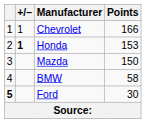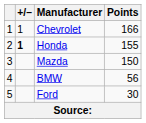(130, 45) 153 -> (130, 45) 155
(133, 78) 58 -> (133, 78) 56
(10, 95) bold -> (10, 95) normal
